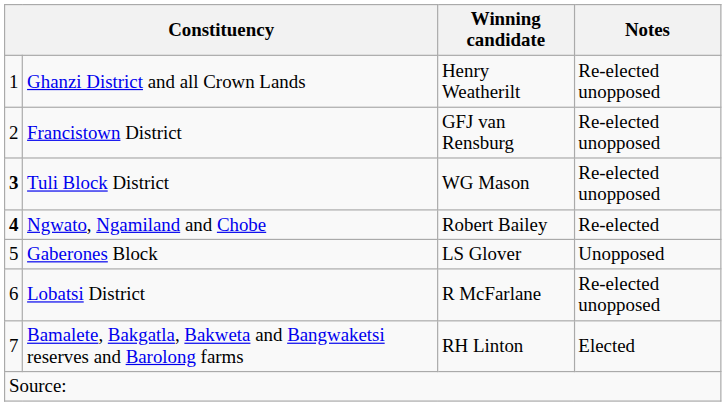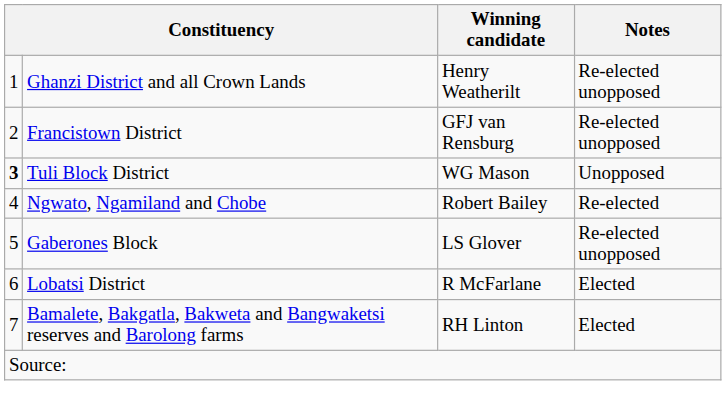(619, 183) Re-elected unopposed -> (621, 173) Unopposed
(14, 224) bold -> (14, 202) normal
(621, 254) Unopposed -> (619, 243) Re-elected unopposed
(619, 294) Re-elected unopposed -> (607, 284) Elected
